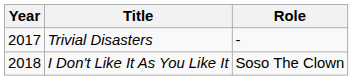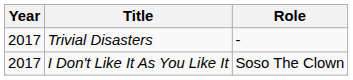(24, 63) 2018 -> (24, 63) 2017
